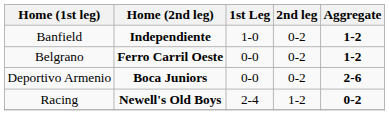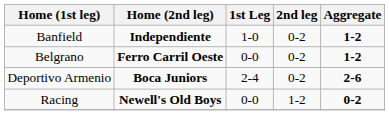(250, 78) 0-0 -> (250, 78) 2-4
(250, 99) 2-4 -> (250, 99) 0-0
